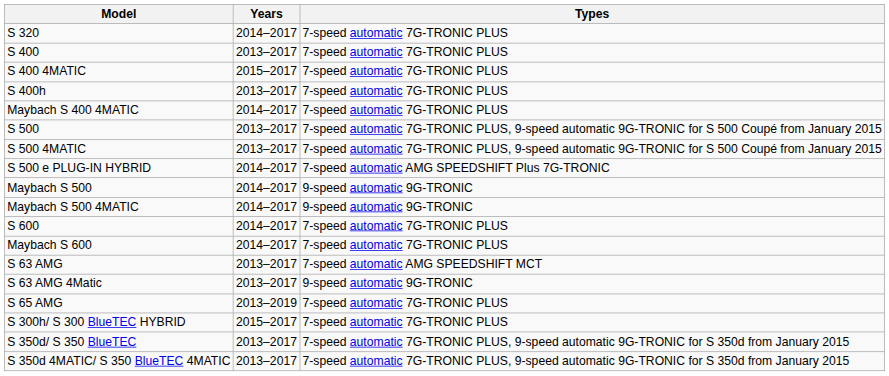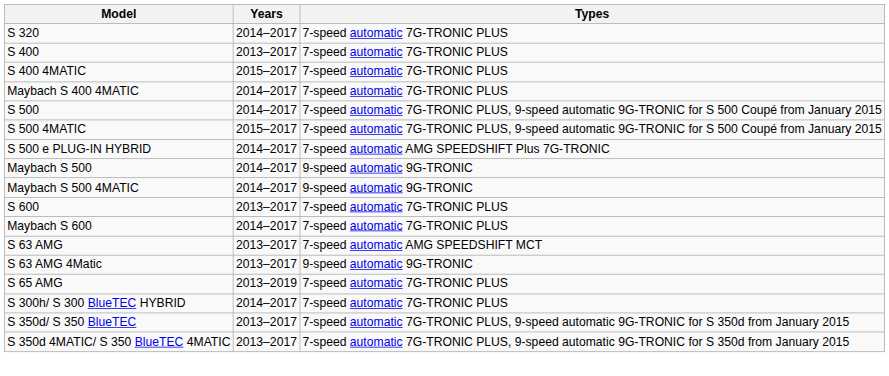- row: (26, 91)
(266, 129) 2013–2017 -> (266, 110) 2014–2017
(266, 149) 2013–2017 -> (266, 129) 2015–2017
(266, 226) 2014–2017 -> (266, 206) 2013–2017
(266, 322) 2015–2017 -> (266, 303) 2014–2017
